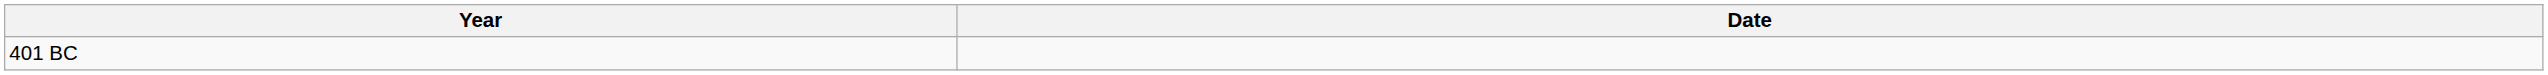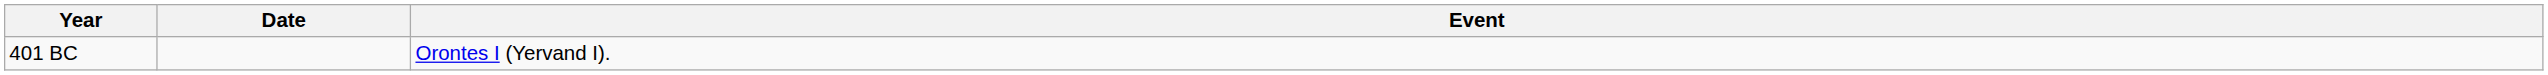+ column: (1477, 20)
